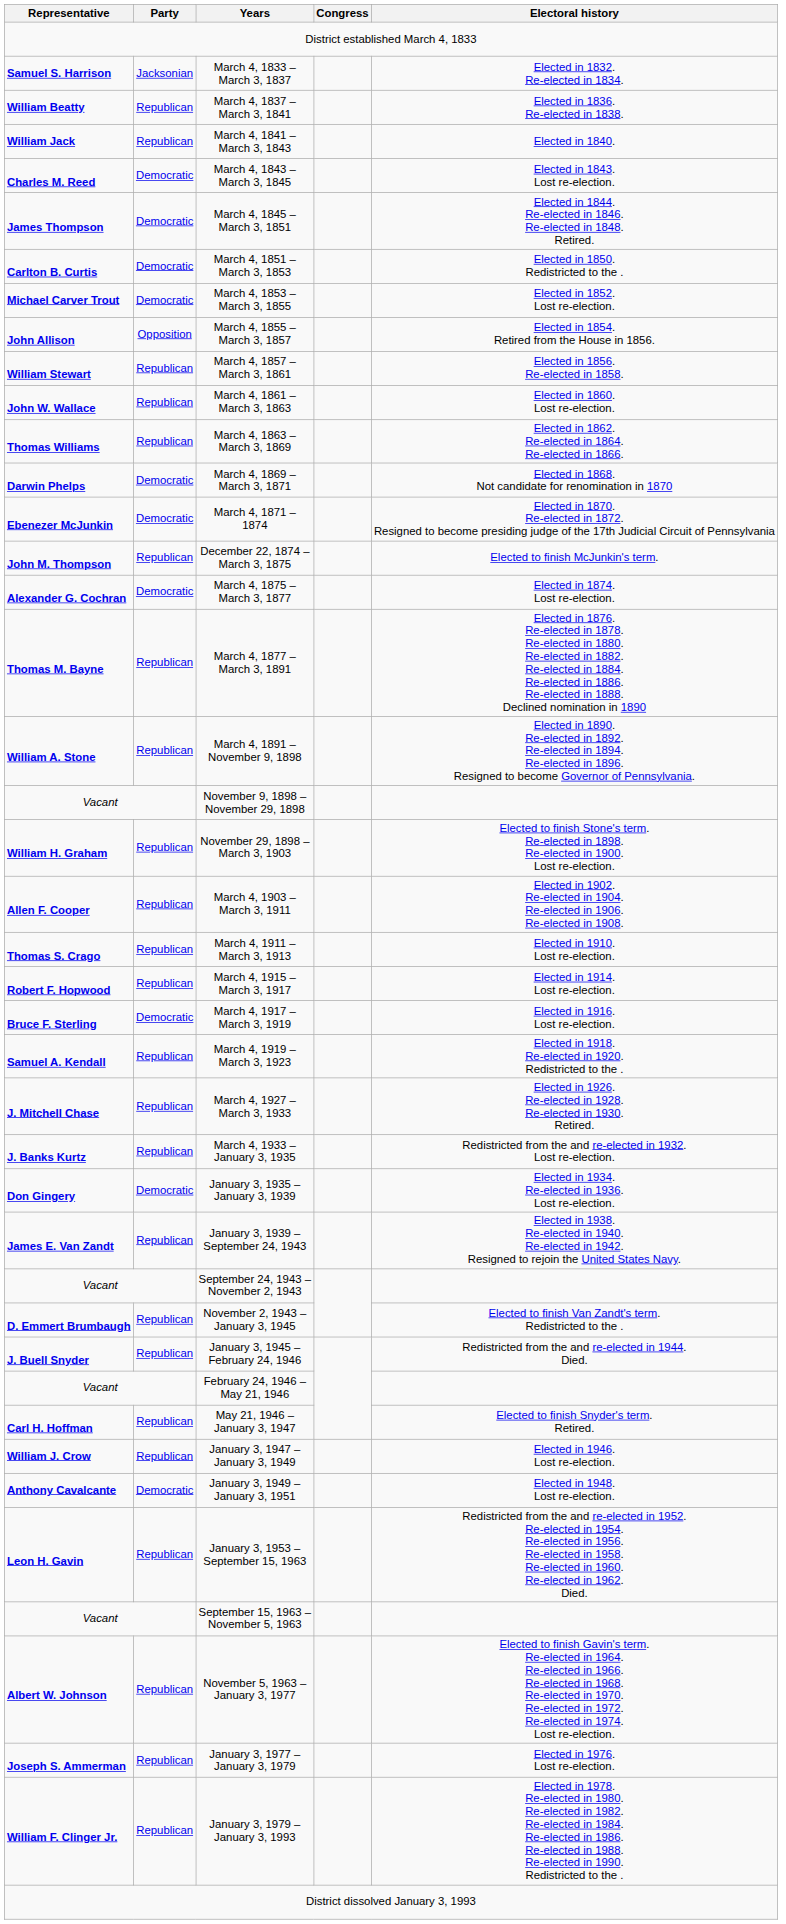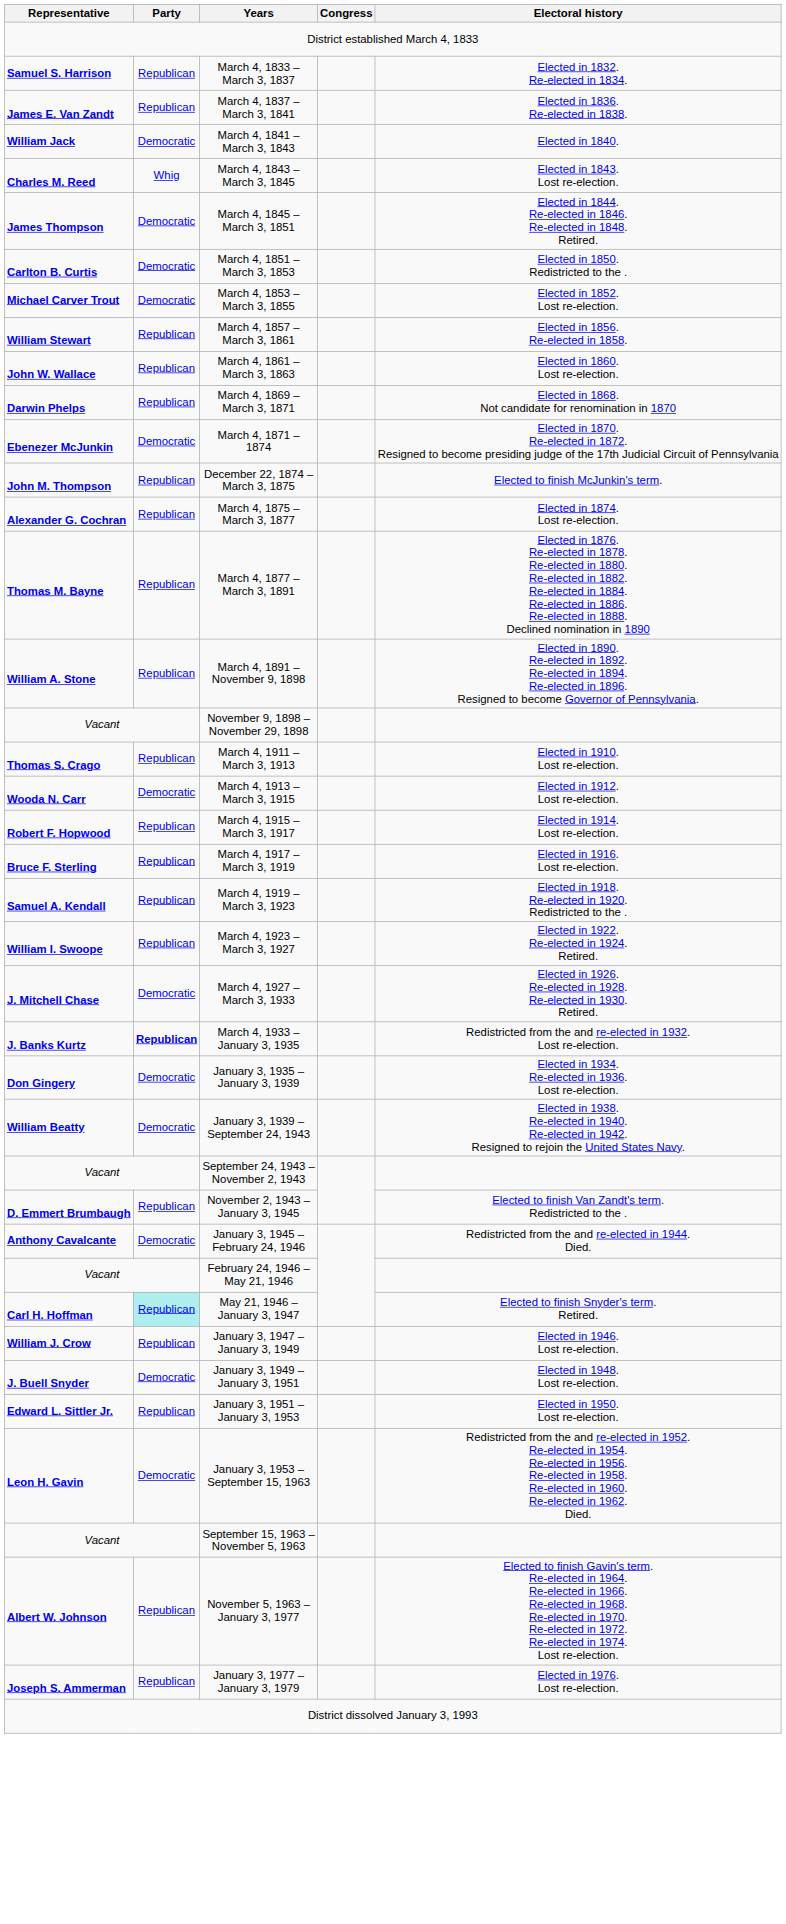(165, 73) Jacksonian -> (167, 73) Republican
(46, 107) William Beatty -> (60, 114) James E. Van Zandt
(165, 141) Republican -> (167, 141) Democratic
(165, 175) Democratic -> (167, 175) Whig
- row: (255, 334)
- row: (255, 441)
(165, 480) Democratic -> (167, 402) Republican
(165, 592) Democratic -> (167, 514) Republican
- row: (255, 847)
- row: (255, 904)
+ row: (259, 793)
(165, 1017) Democratic -> (167, 861) Republican
+ row: (259, 943)
(165, 1106) Republican -> (167, 993) Democratic
(165, 1151) normal -> (167, 1038) bold
(60, 1246) James E. Van Zandt -> (46, 1127) William Beatty
(165, 1240) Republican -> (167, 1127) Democratic
(48, 1360) J. Buell Snyder -> (62, 1241) Anthony Cavalcante
(165, 1353) Republican -> (167, 1241) Democratic
(165, 1422) no background -> (167, 1309) paleturquoise background
(62, 1490) Anthony Cavalcante -> (48, 1383) J. Buell Snyder
+ row: (259, 1411)
(165, 1554) Republican -> (167, 1475) Democratic
- row: (255, 1831)
